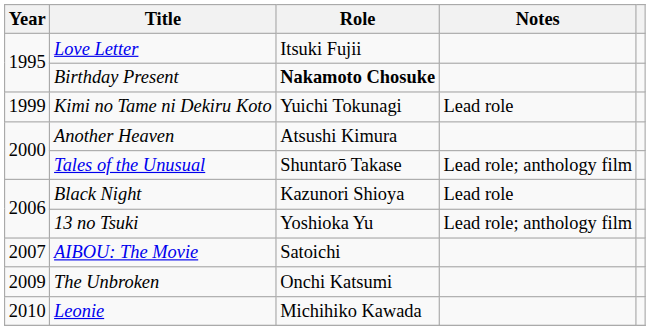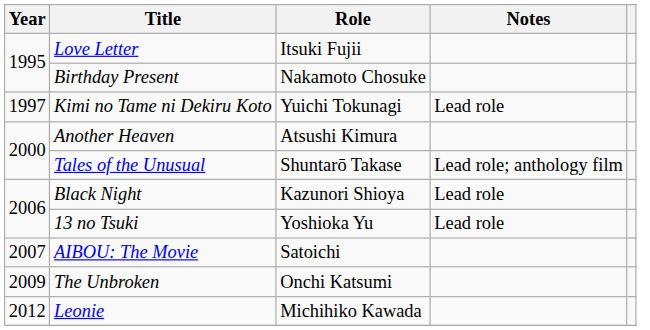(358, 77) bold -> (353, 77) normal
(27, 106) 1999 -> (27, 106) 1997
(538, 223) Lead role; anthology film -> (469, 223) Lead role
(27, 310) 2010 -> (27, 310) 2012
